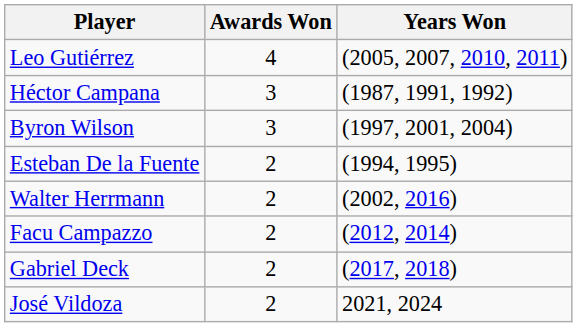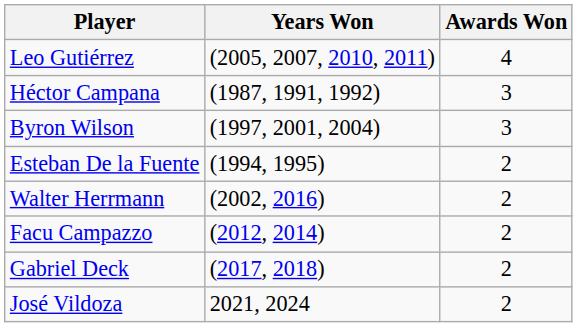columns swapped: (271, 22) <-> (455, 22)
